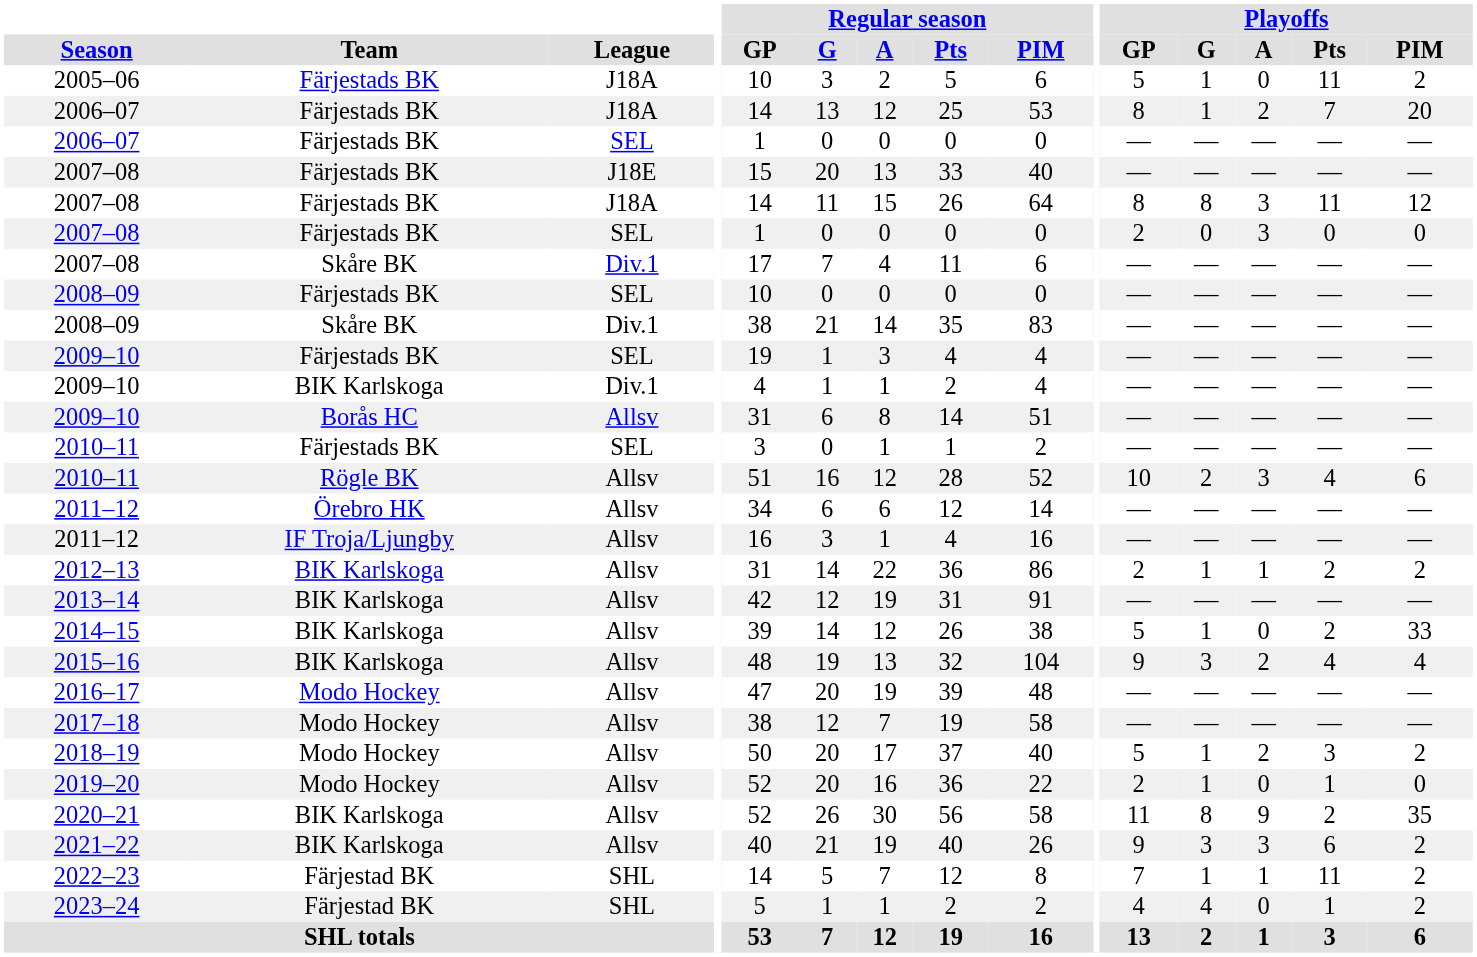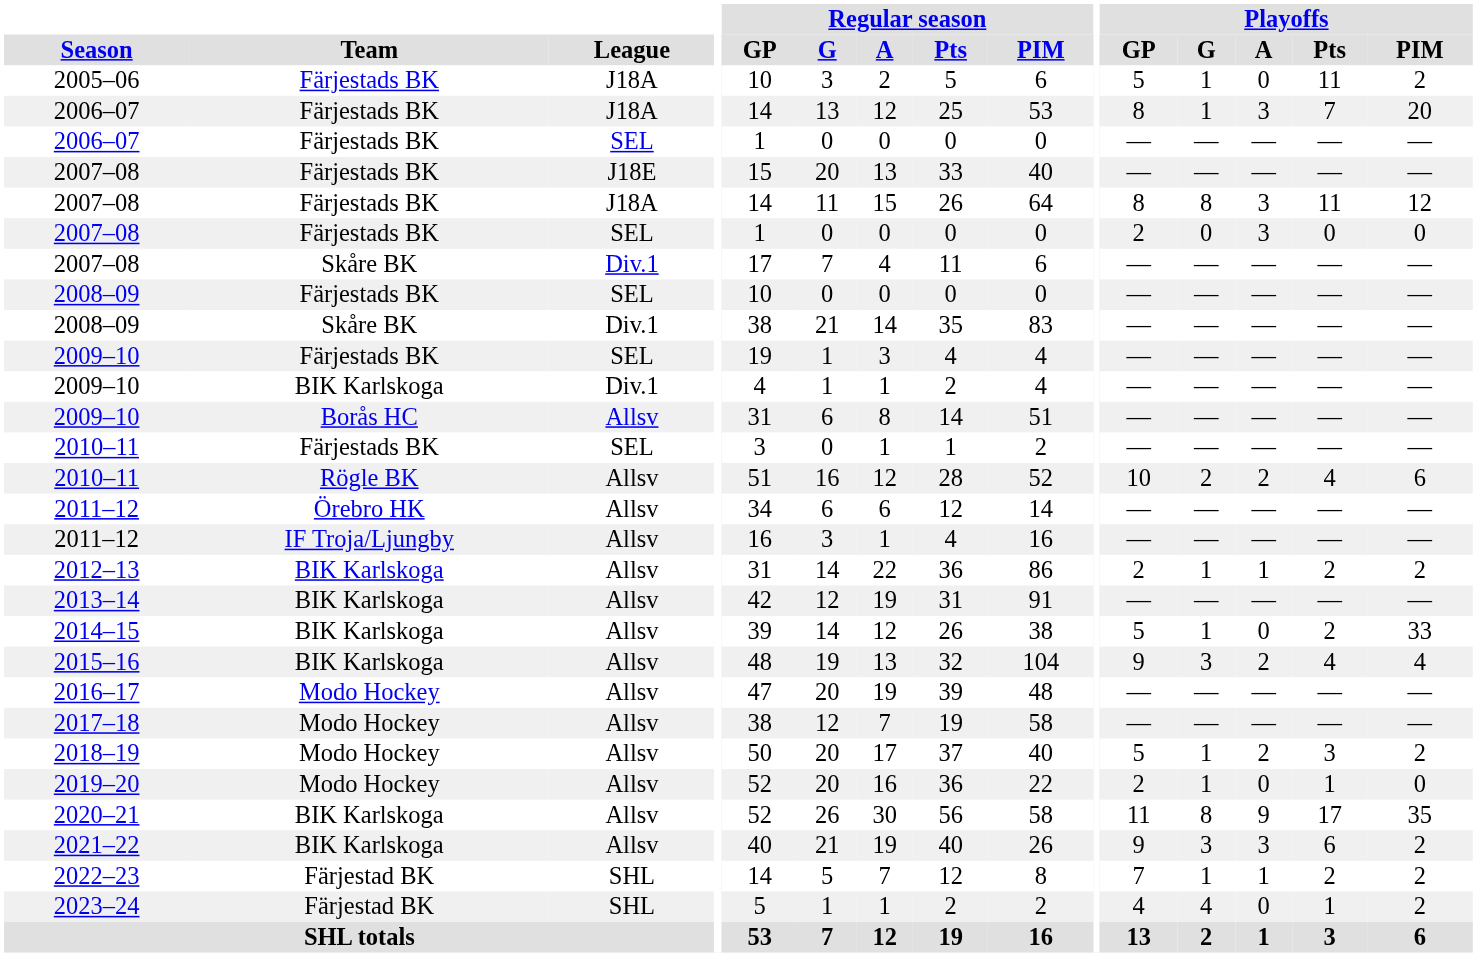(1264, 110) 2 -> (1264, 110) 3
(1264, 478) 3 -> (1264, 478) 2
(1330, 814) 2 -> (1330, 814) 17
(1330, 875) 11 -> (1330, 875) 2
